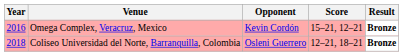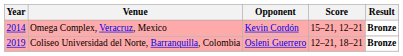(16, 28) 2016 -> (16, 28) 2014
(16, 44) 2018 -> (16, 44) 2019
